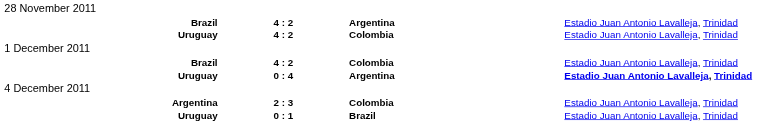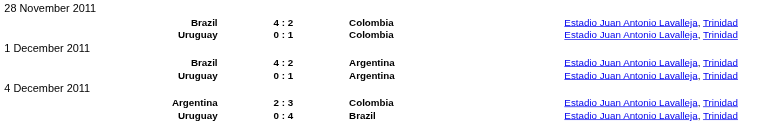rows swapped: (204, 22) <-> (204, 62)
(283, 35) 4 : 2 -> (283, 35) 0 : 1
(283, 75) 0 : 4 -> (283, 75) 0 : 1
(658, 75) bold -> (651, 75) normal
(283, 115) 0 : 1 -> (283, 115) 0 : 4
